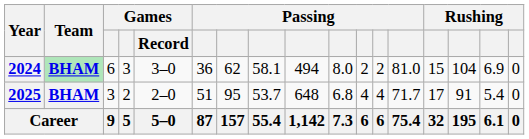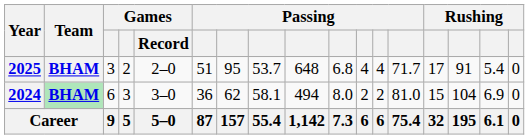rows swapped: (25, 69) <-> (25, 95)
